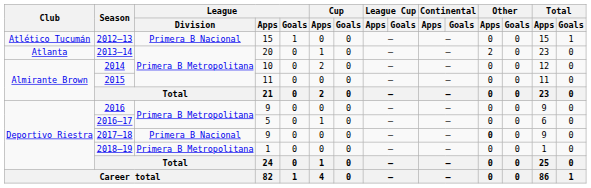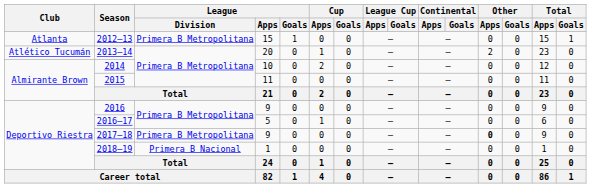(50, 39) Atlético Tucumán -> (50, 39) Atlanta
(195, 39) Primera B Nacional -> (195, 39) Primera B Metropolitana
(50, 53) Atlanta -> (50, 53) Atlético Tucumán
(195, 135) Primera B Nacional -> (195, 135) Primera B Metropolitana
(195, 149) Primera B Metropolitana -> (195, 149) Primera B Nacional
